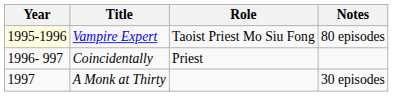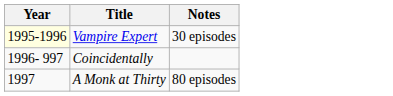- column: (243, 15)
(353, 36) 80 episodes -> (204, 36) 30 episodes
(353, 79) 30 episodes -> (204, 79) 80 episodes
